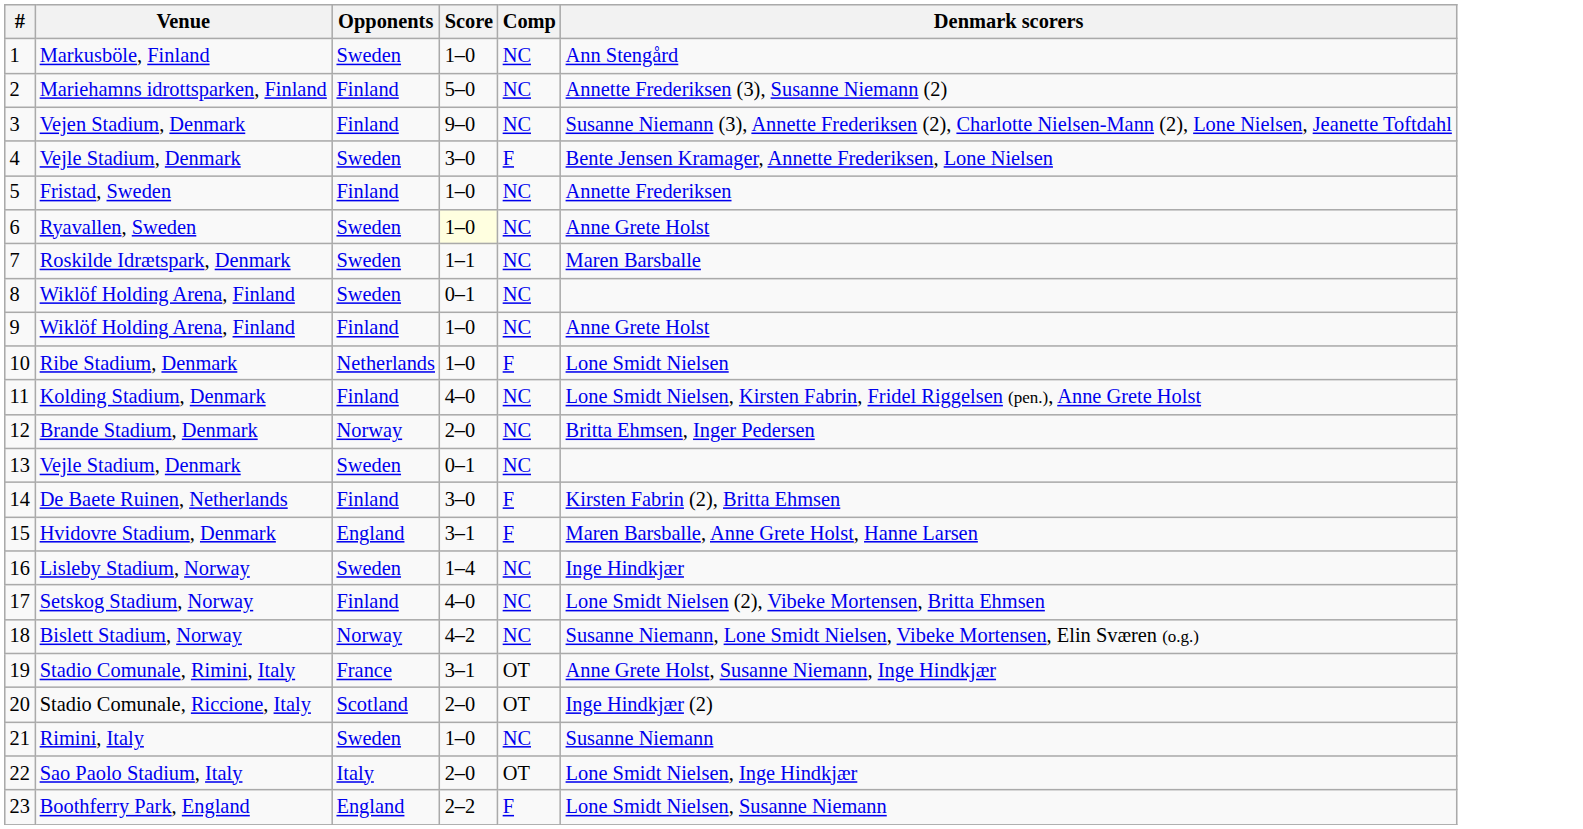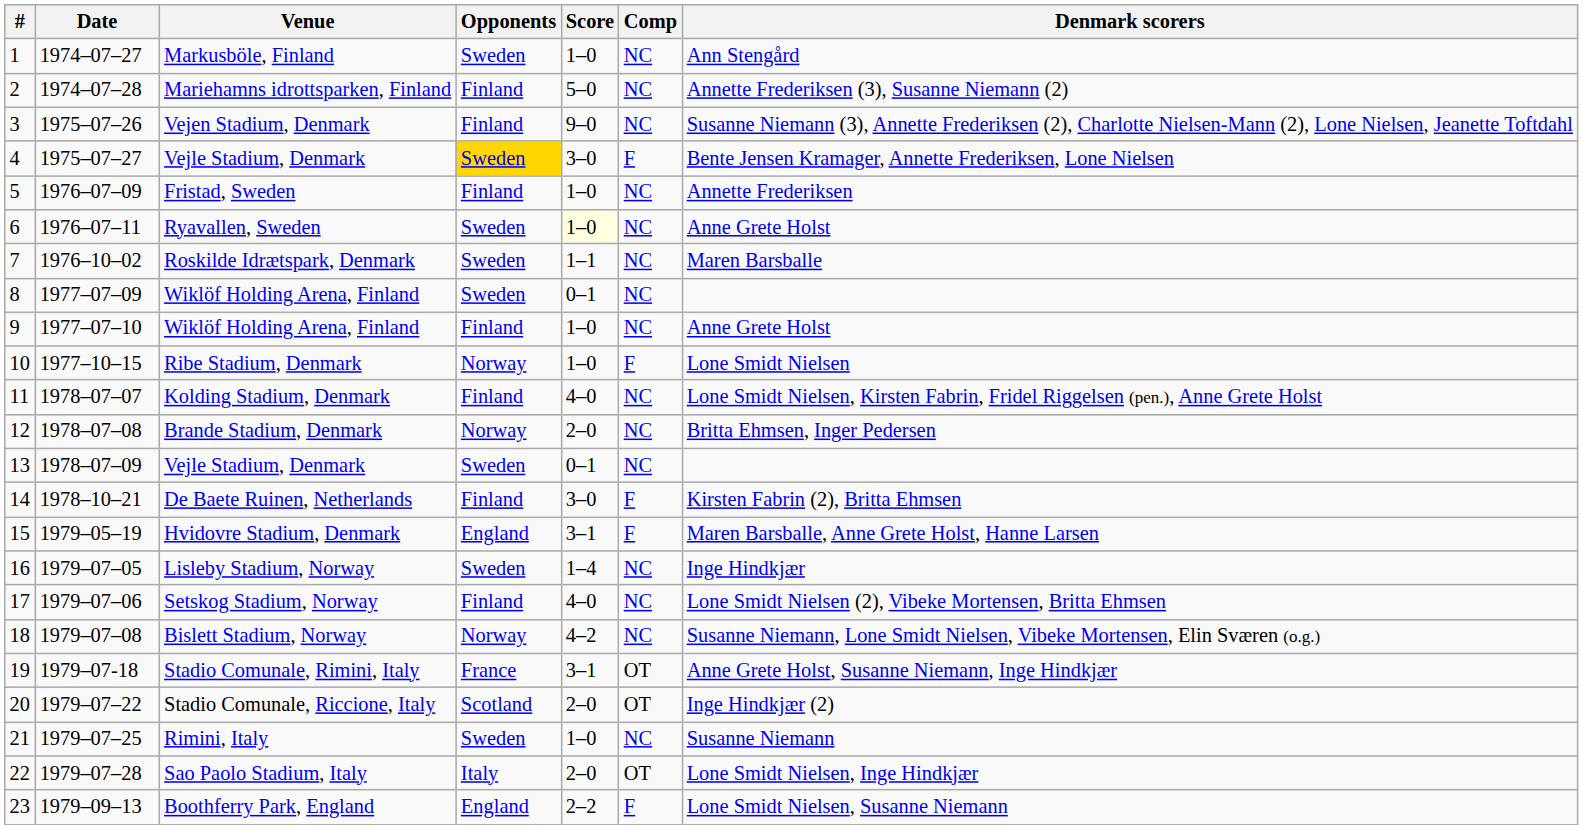+ column: (97, 21)
(369, 158) no background -> (493, 158) gold background
(386, 363) Netherlands -> (494, 363) Norway
